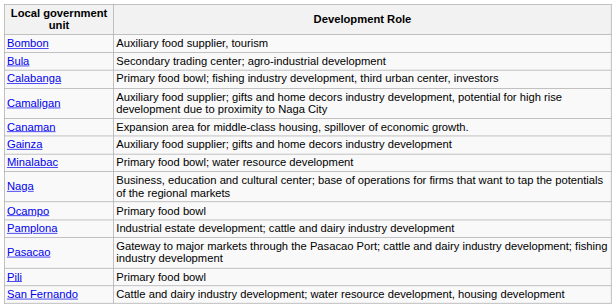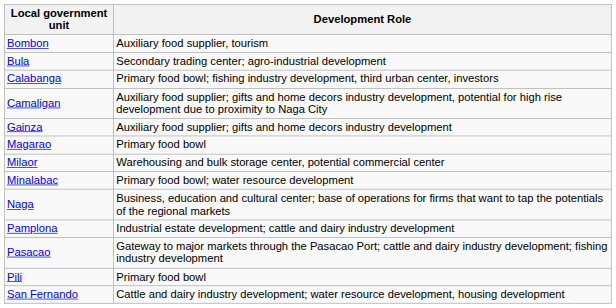- row: (31, 127)
+ row: (29, 145)
+ row: (22, 162)
- row: (28, 211)
